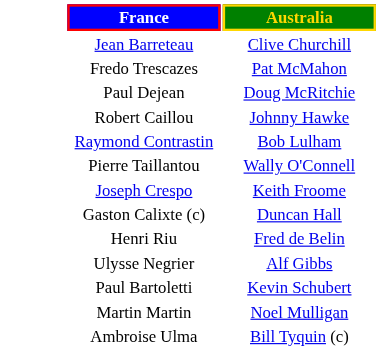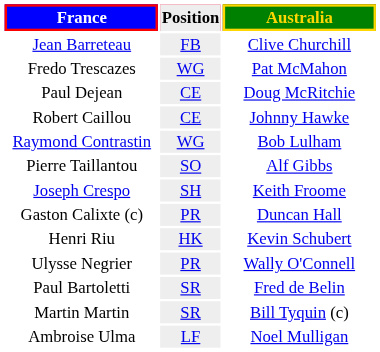+ column: (191, 17)
(299, 166) Wally O'Connell -> (299, 166) Alf Gibbs
(299, 239) Fred de Belin -> (299, 239) Kevin Schubert
(299, 263) Alf Gibbs -> (299, 263) Wally O'Connell
(299, 287) Kevin Schubert -> (299, 287) Fred de Belin
(299, 312) Noel Mulligan -> (299, 312) Bill Tyquin (c)
(299, 336) Bill Tyquin (c) -> (299, 336) Noel Mulligan
